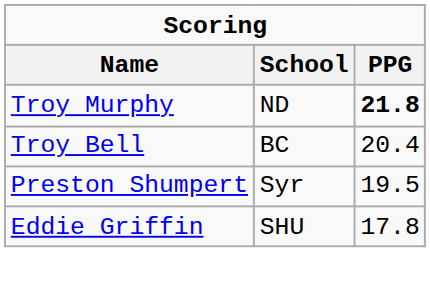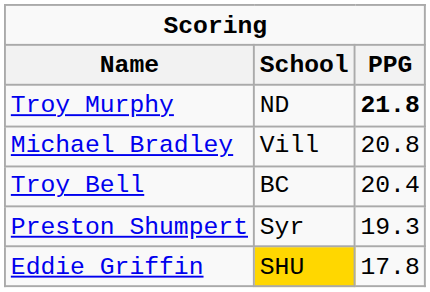+ row: (122, 146)
(390, 186) 19.5 -> (390, 226) 19.3
(282, 226) no background -> (282, 267) gold background
